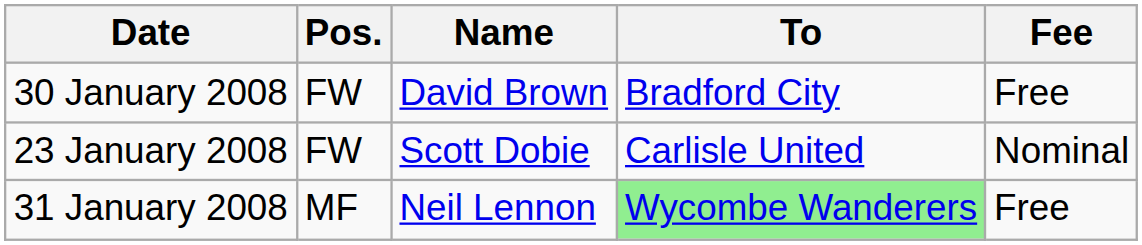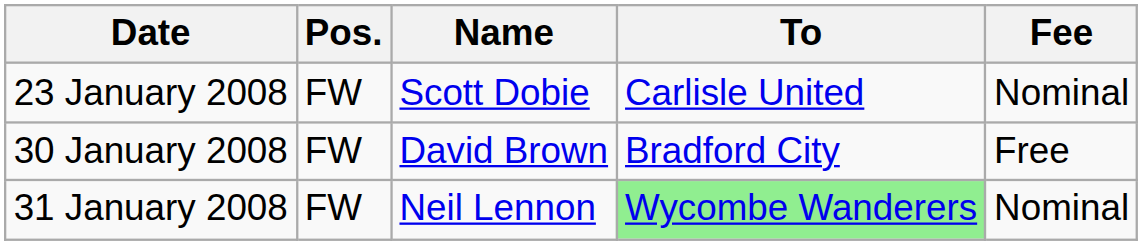rows swapped: (151, 150) <-> (151, 92)
(331, 208) MF -> (333, 208) FW
(1032, 208) Free -> (1062, 208) Nominal
